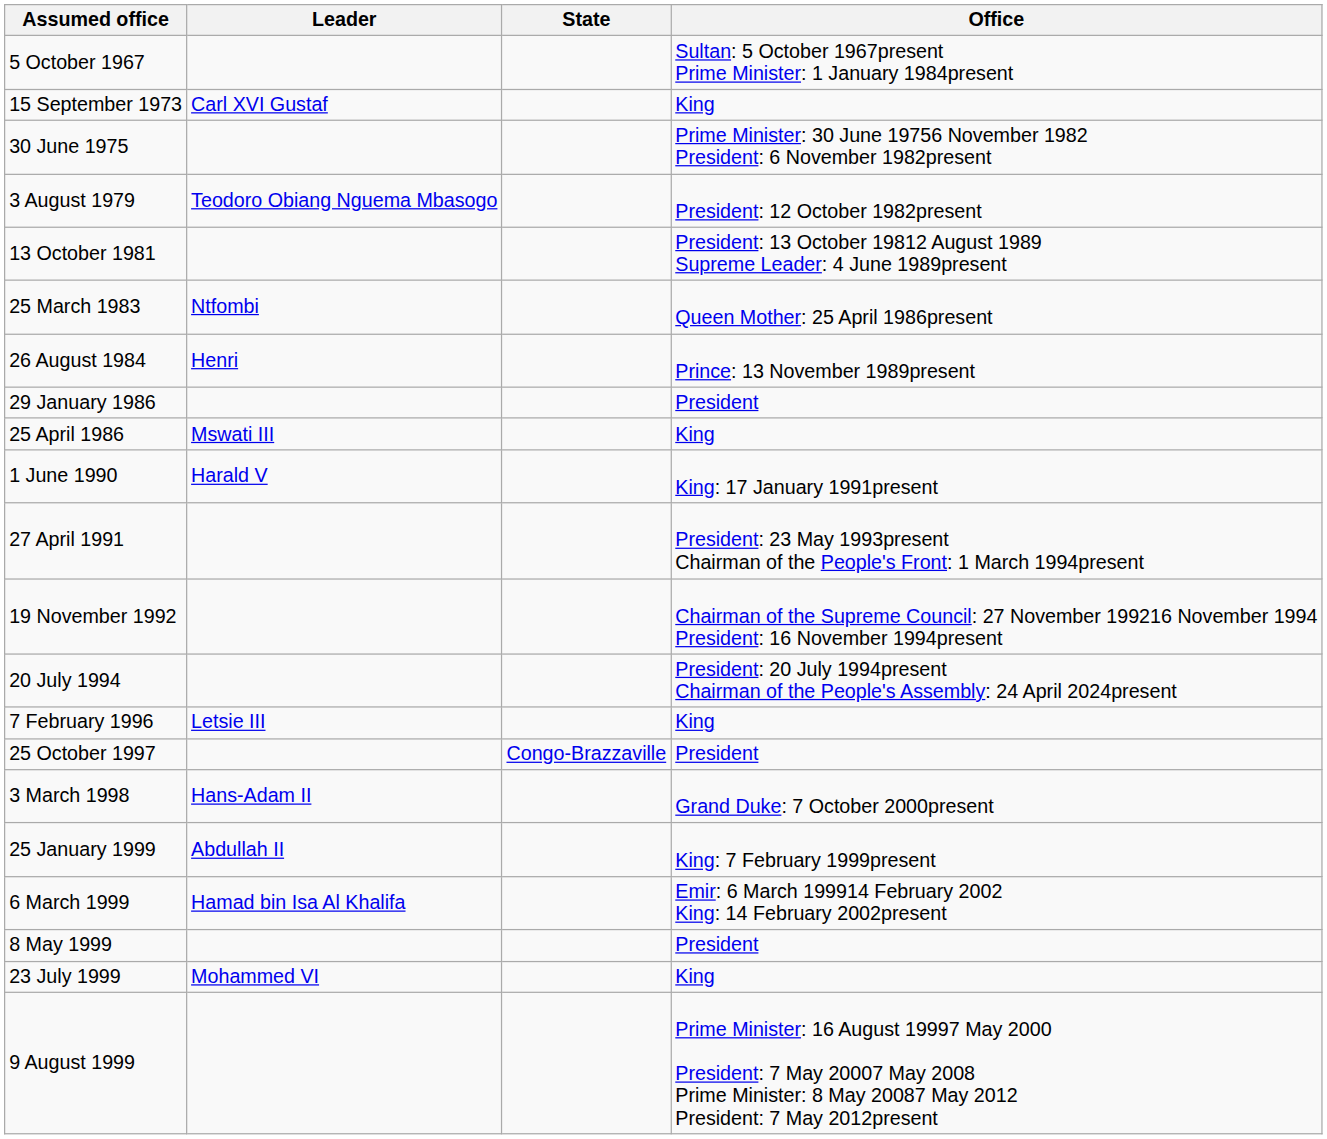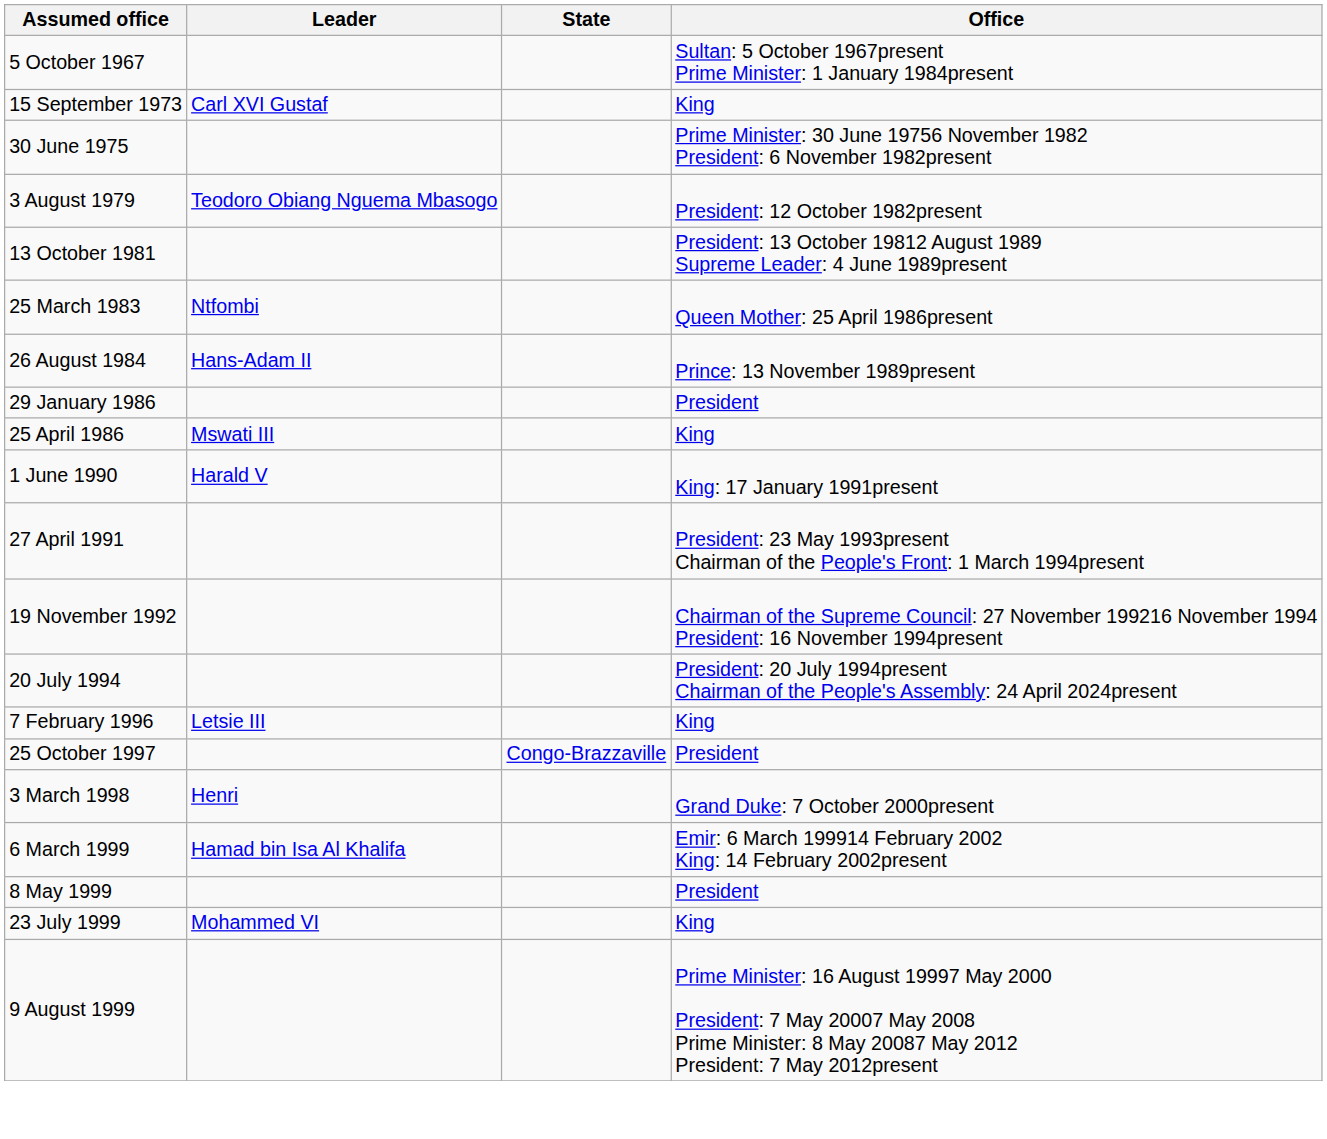(215, 360) Henri -> (251, 360) Hans-Adam II
(251, 796) Hans-Adam II -> (215, 796) Henri
- row: (82, 849)
